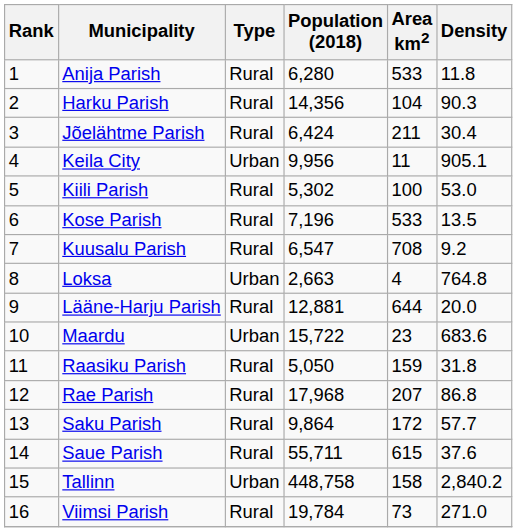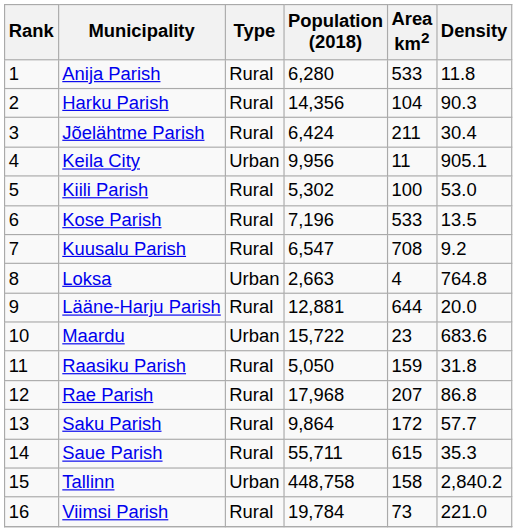(459, 453) 37.6 -> (459, 453) 35.3
(464, 511) 271.0 -> (464, 511) 221.0
